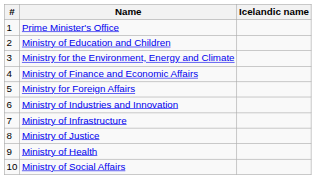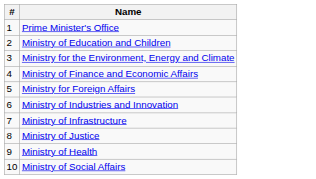- column: (274, 12)
